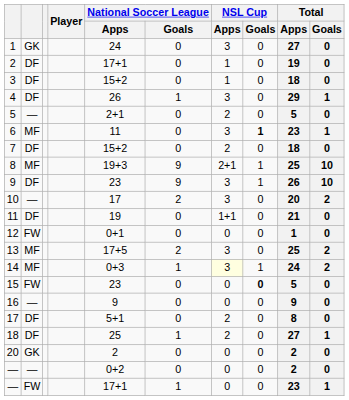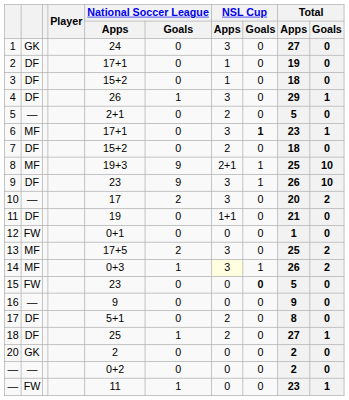(115, 132) 11 -> (115, 132) 17+1
(294, 268) 24 -> (294, 268) 26
(115, 387) 17+1 -> (115, 387) 11
